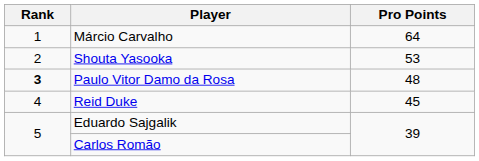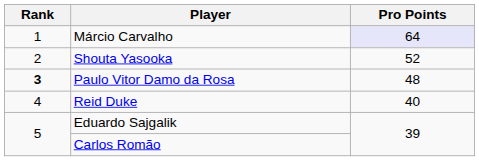(413, 36) no background -> (413, 36) lavender background
(413, 58) 53 -> (413, 58) 52
(413, 101) 45 -> (413, 101) 40
